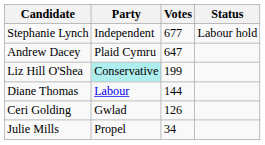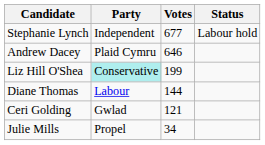(173, 52) 647 -> (173, 52) 646
(173, 110) 126 -> (173, 110) 121
